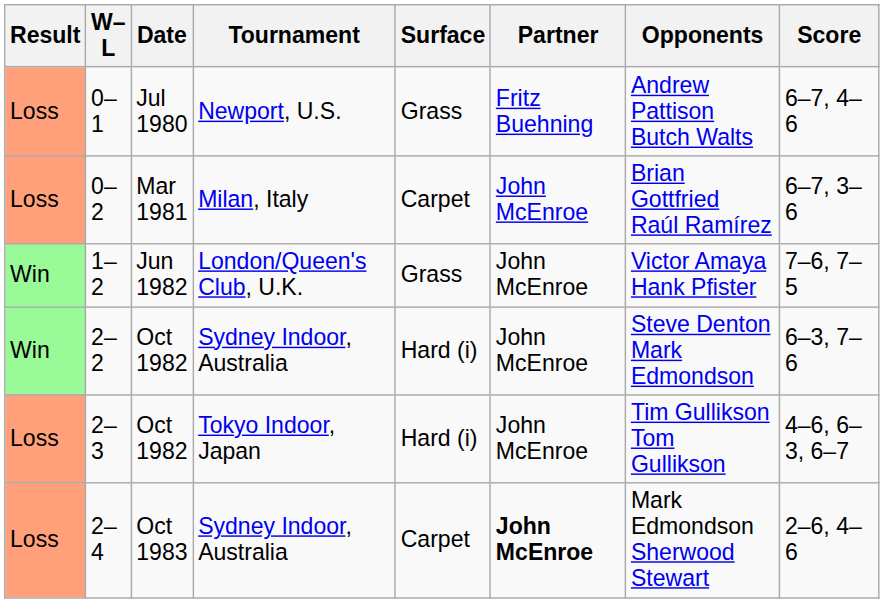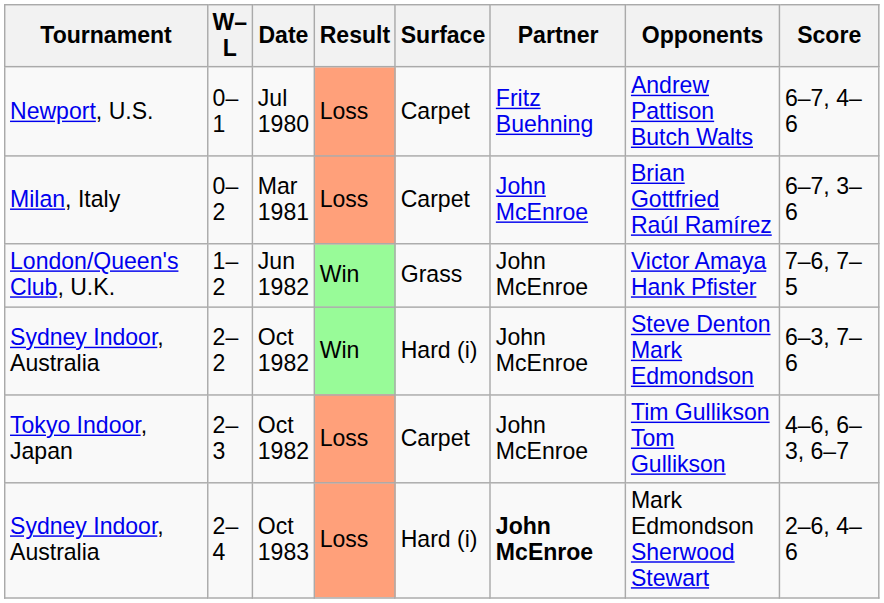columns swapped: (45, 35) <-> (294, 35)
(431, 111) Grass -> (435, 111) Carpet
(439, 438) Hard (i) -> (435, 438) Carpet
(435, 540) Carpet -> (439, 540) Hard (i)
